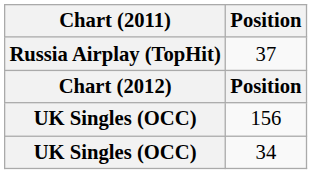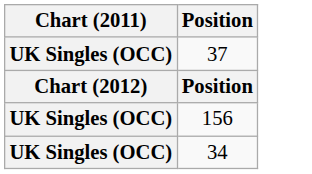(115, 53) Russia Airplay (TopHit) -> (91, 53) UK Singles (OCC)
